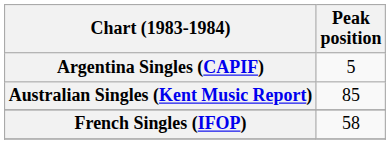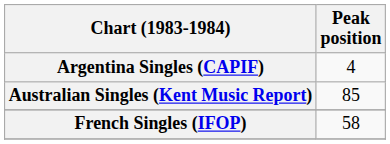(351, 67) 5 -> (351, 67) 4
